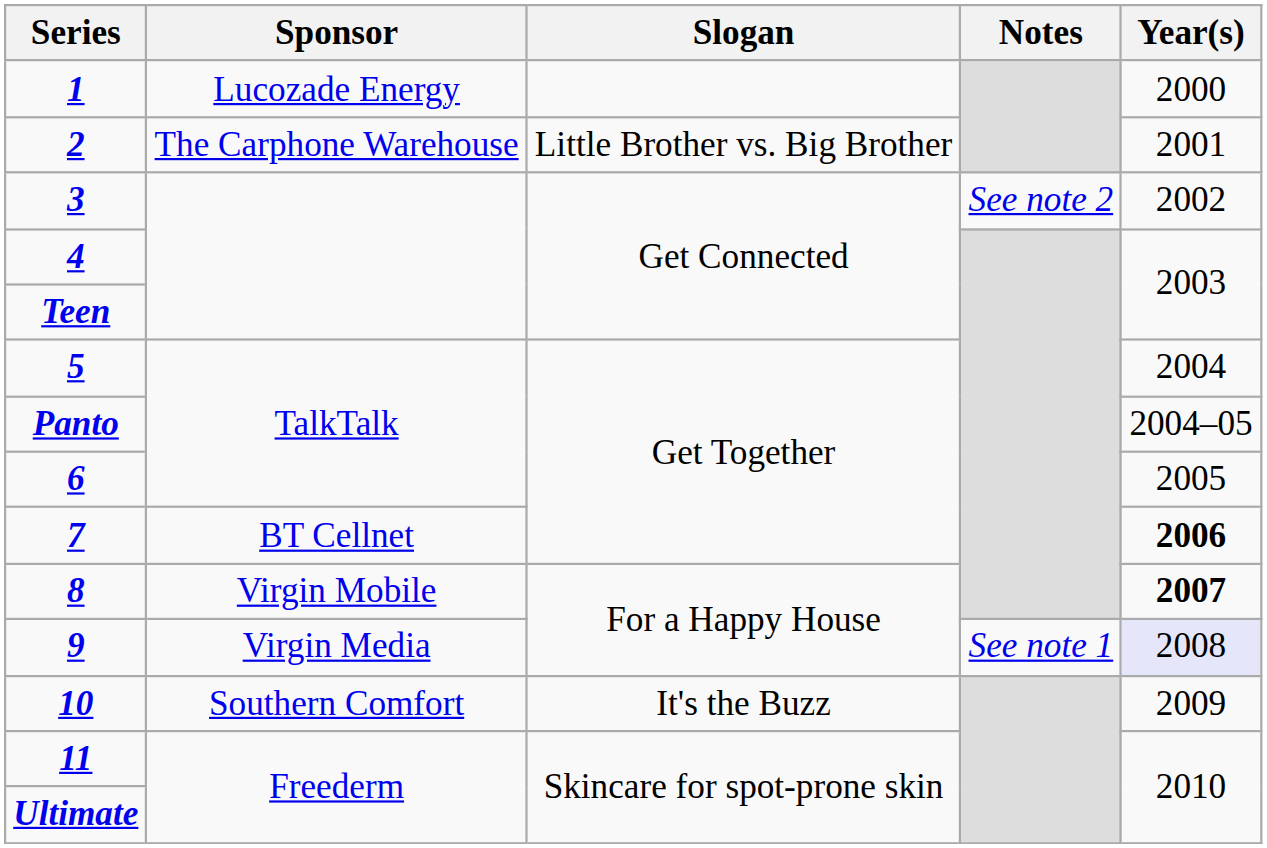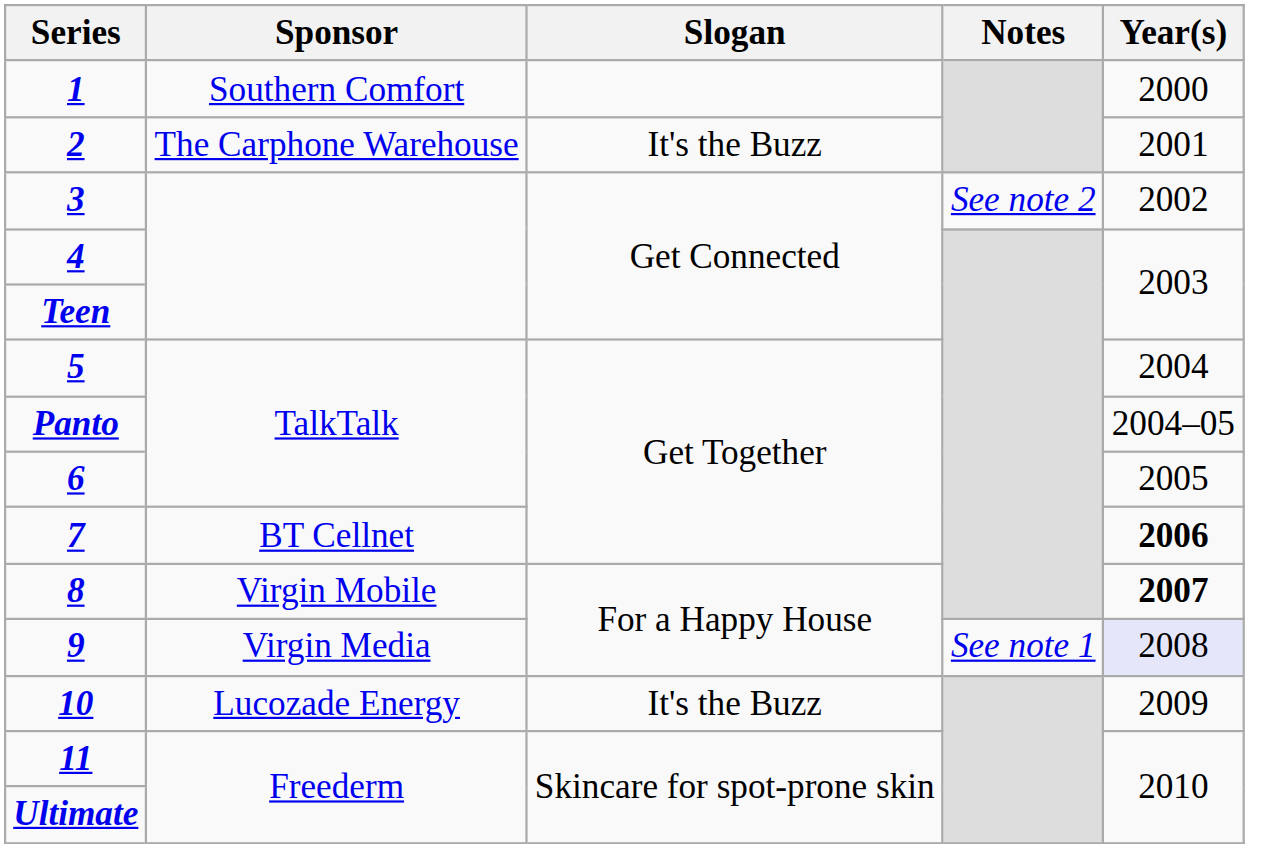(337, 88) Lucozade Energy -> (337, 88) Southern Comfort
(744, 144) Little Brother vs. Big Brother -> (735, 144) It's the Buzz
(337, 702) Southern Comfort -> (337, 702) Lucozade Energy
